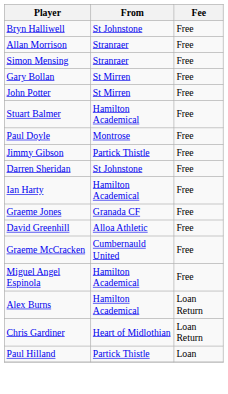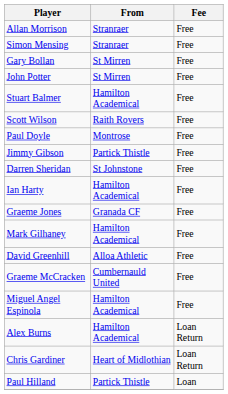- row: (36, 28)
+ row: (32, 120)
+ row: (36, 233)
